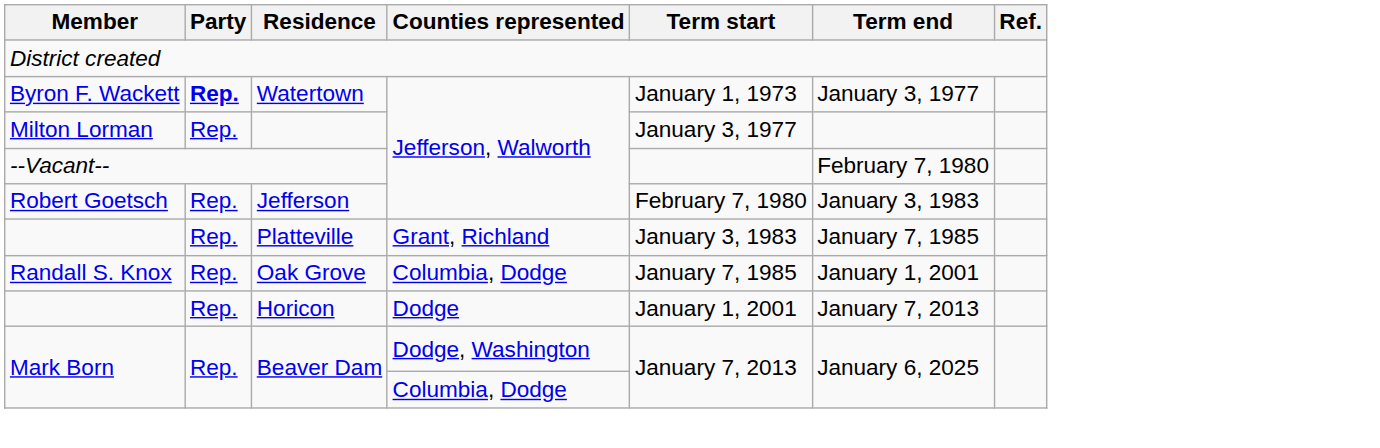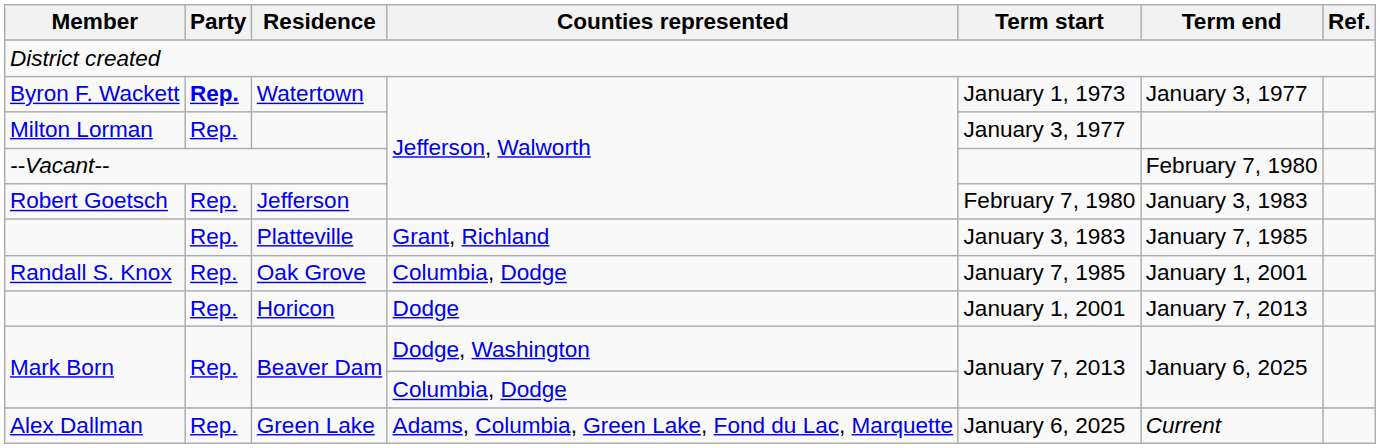+ row: (316, 425)
